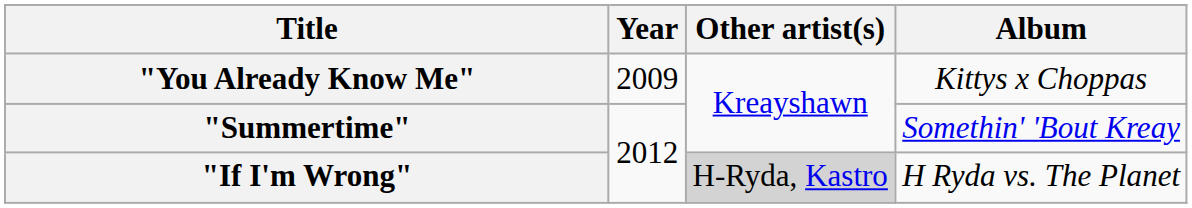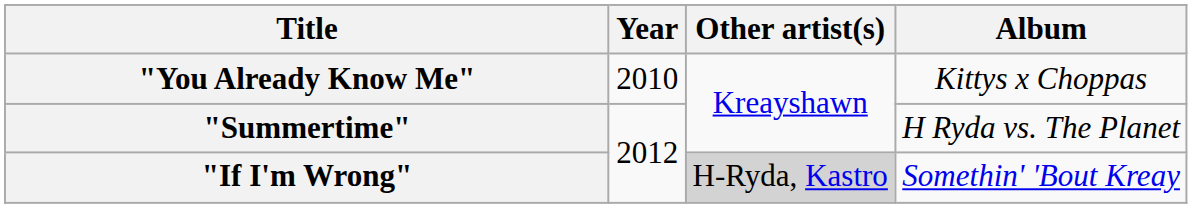(647, 78) 2009 -> (647, 78) 2010
(1041, 127) Somethin' 'Bout Kreay -> (1041, 127) H Ryda vs. The Planet
(1041, 176) H Ryda vs. The Planet -> (1041, 176) Somethin' 'Bout Kreay
